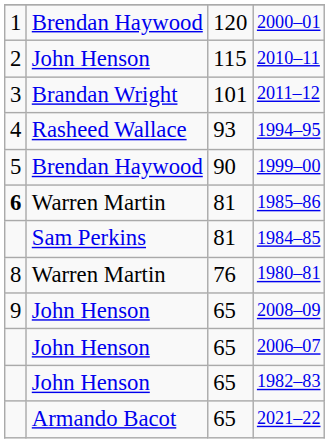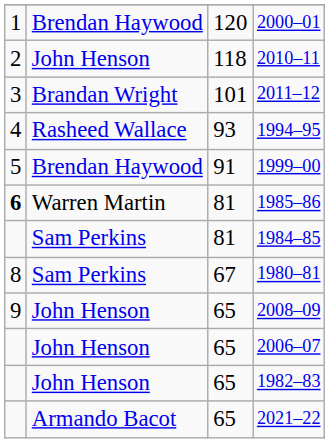(230, 58) 115 -> (230, 58) 118
(225, 166) 90 -> (225, 166) 91
(99, 274) Warren Martin -> (89, 274) Sam Perkins
(225, 274) 76 -> (225, 274) 67
